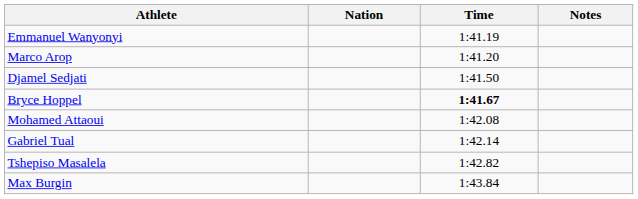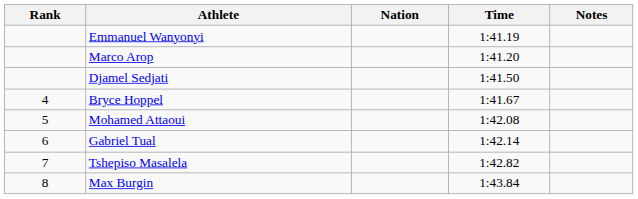+ column: (45, 15)
(479, 99) bold -> (499, 99) normal
